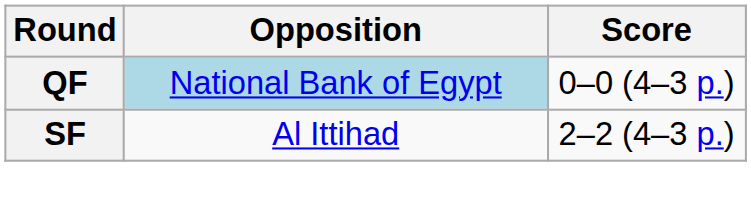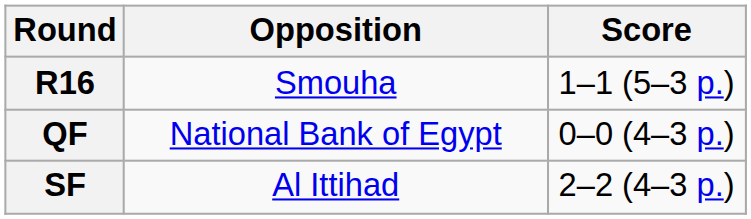+ row: (65, 82)
(336, 82) lightblue background -> (336, 134) no background
